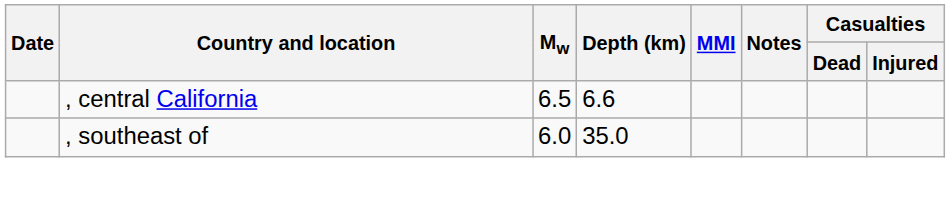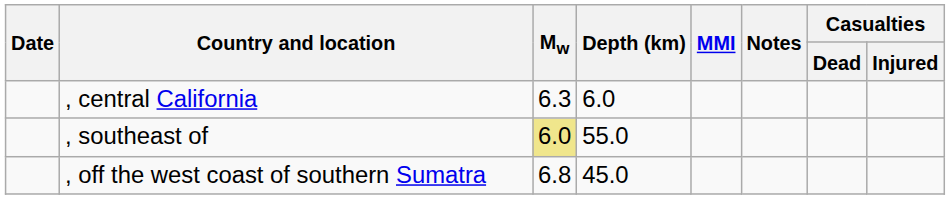(555, 99) 6.5 -> (555, 99) 6.3
(599, 99) 6.6 -> (599, 99) 6.0
(555, 136) no background -> (555, 136) khaki background
(605, 136) 35.0 -> (605, 136) 55.0
+ row: (276, 174)
